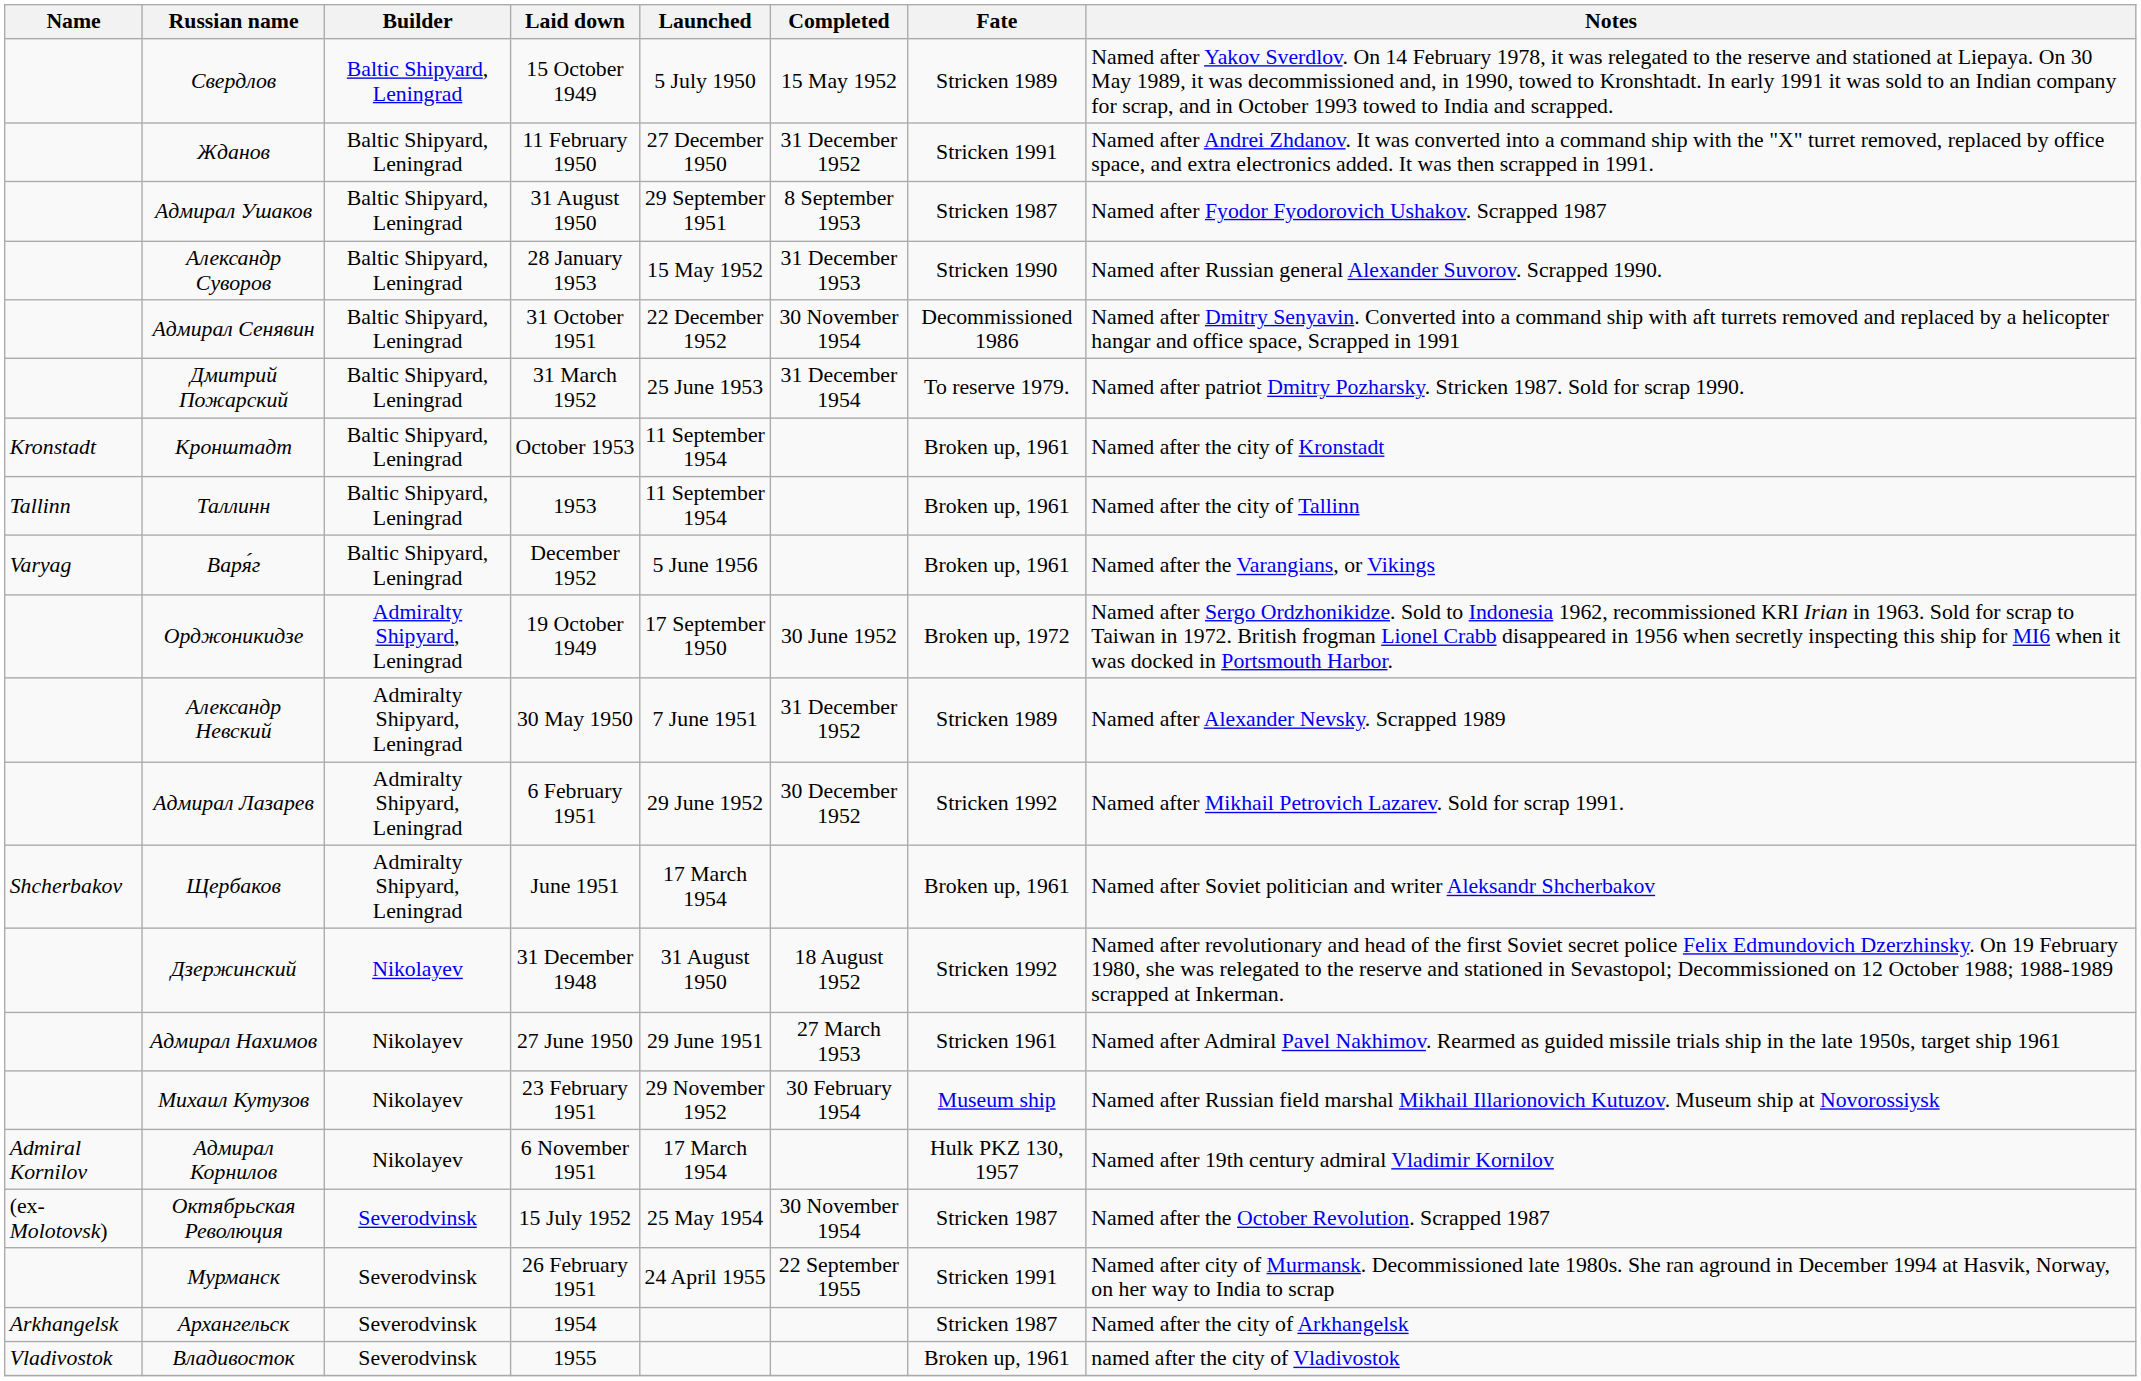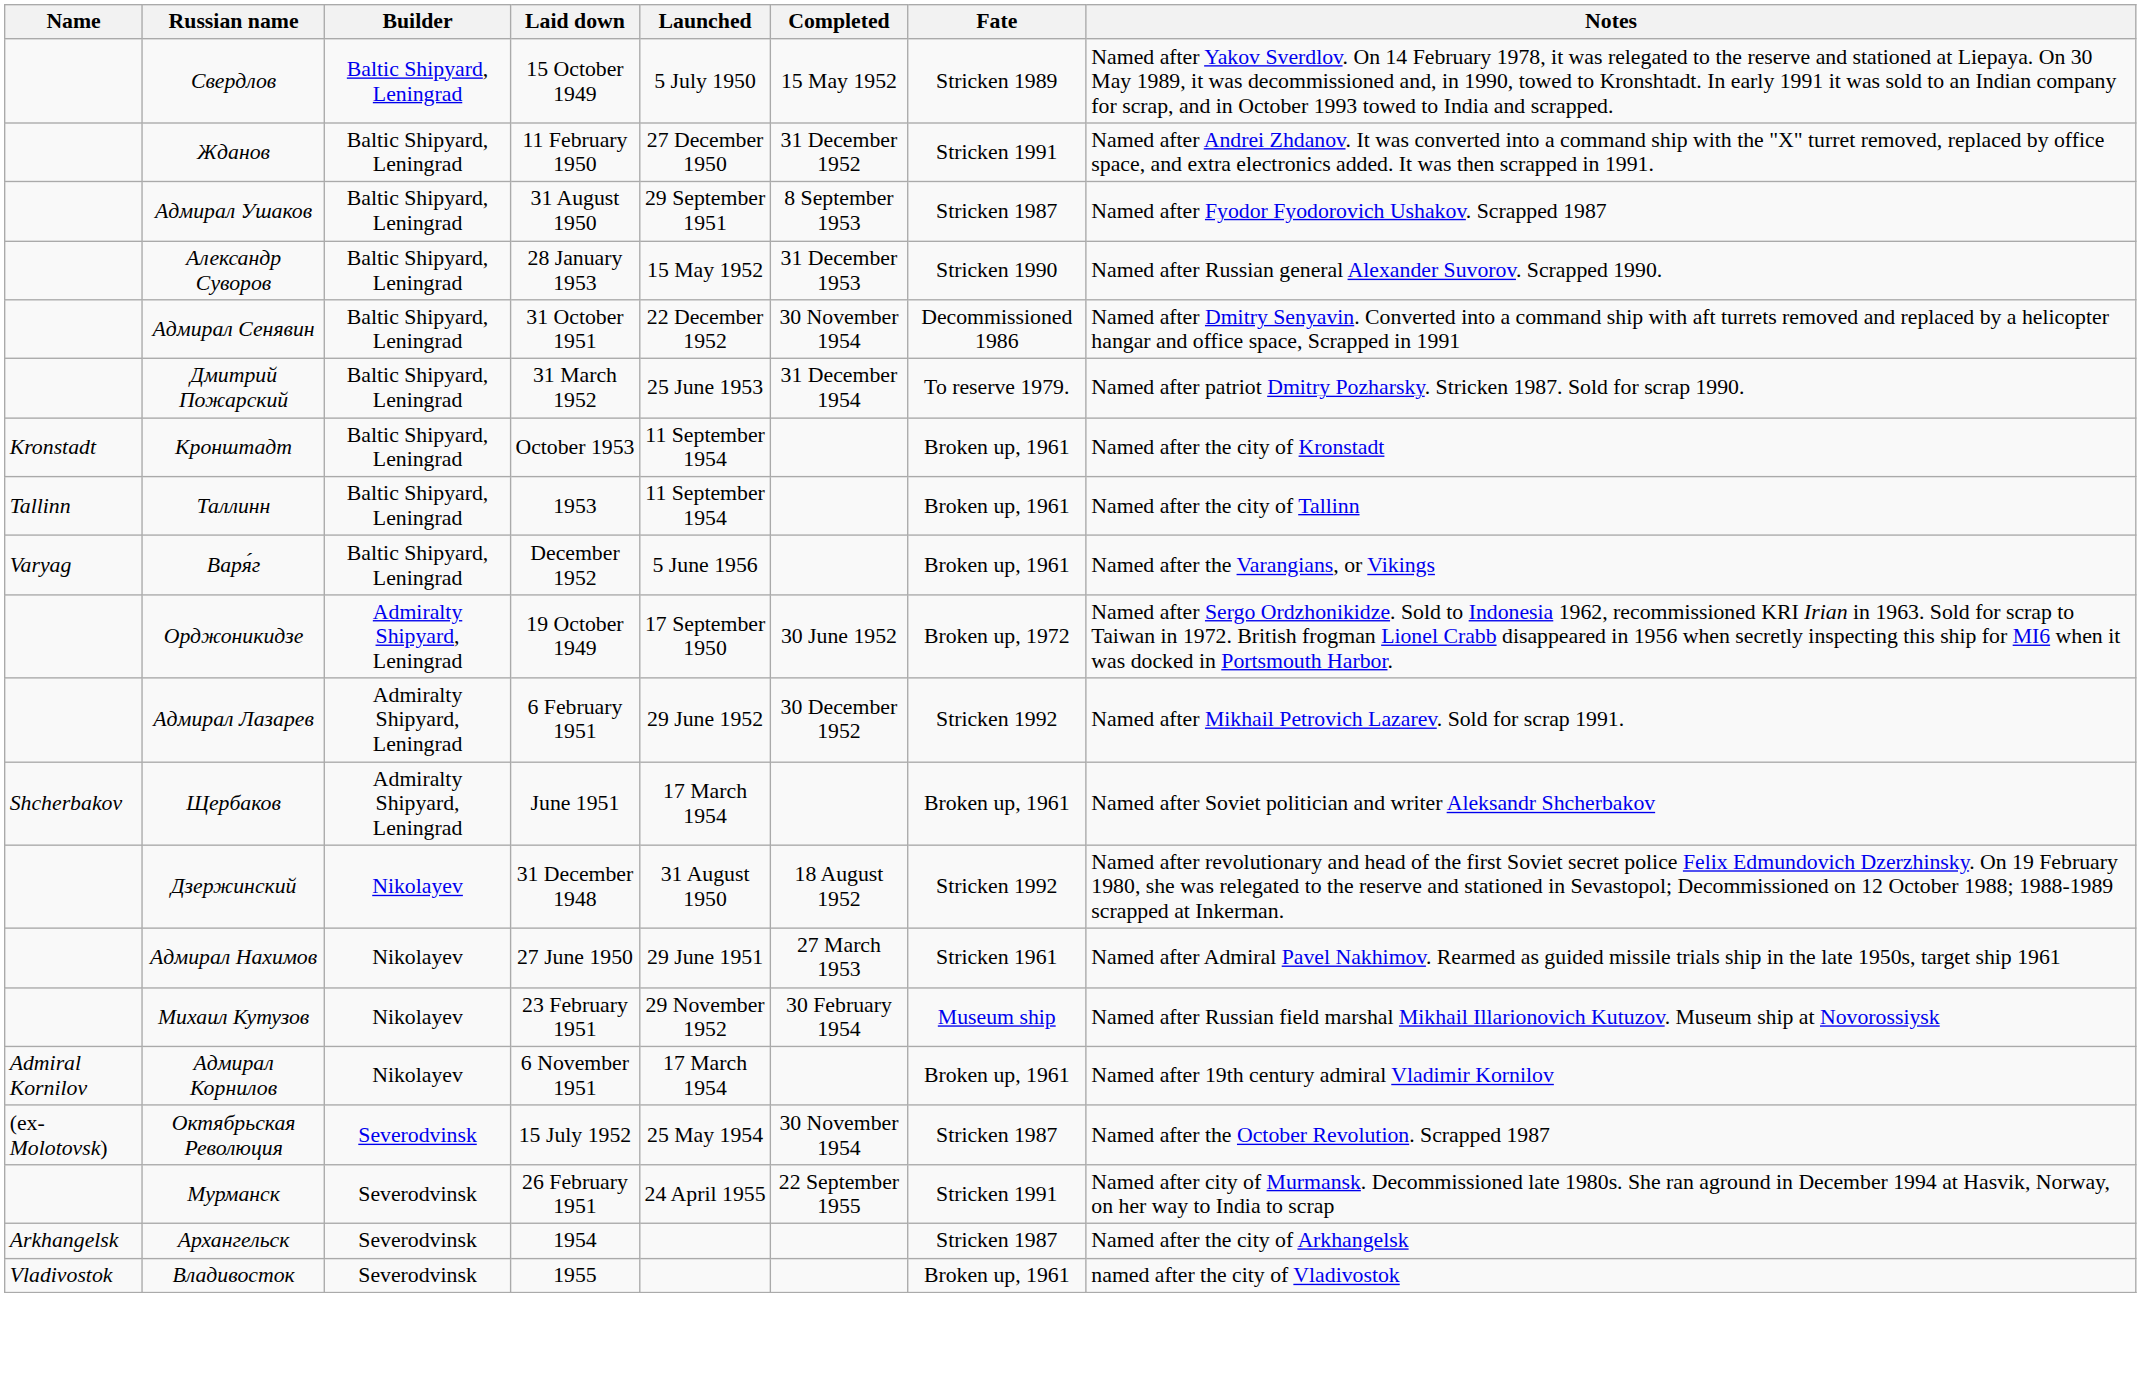- row: (234, 719)
(997, 1159) Hulk PKZ 130, 1957 -> (997, 1075) Broken up, 1961
